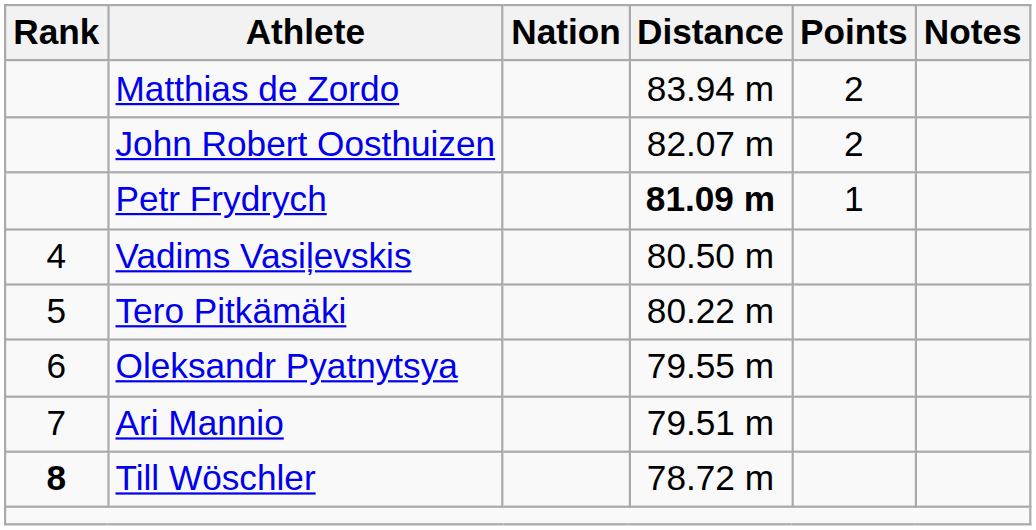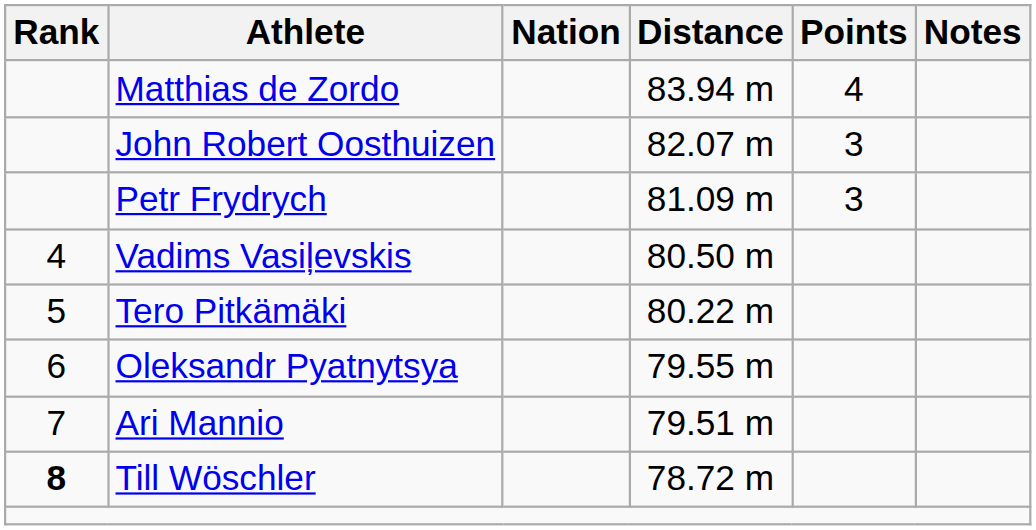(854, 88) 2 -> (854, 88) 4
(854, 144) 2 -> (854, 144) 3
(710, 199) bold -> (710, 199) normal
(854, 199) 1 -> (854, 199) 3
